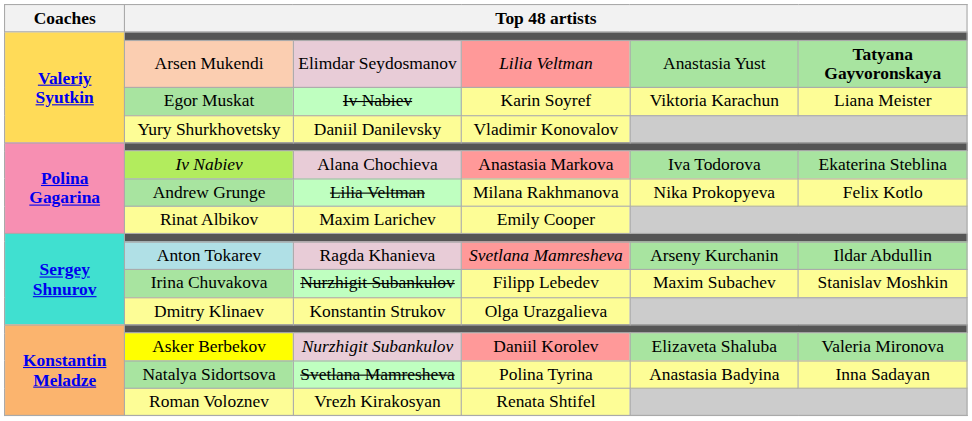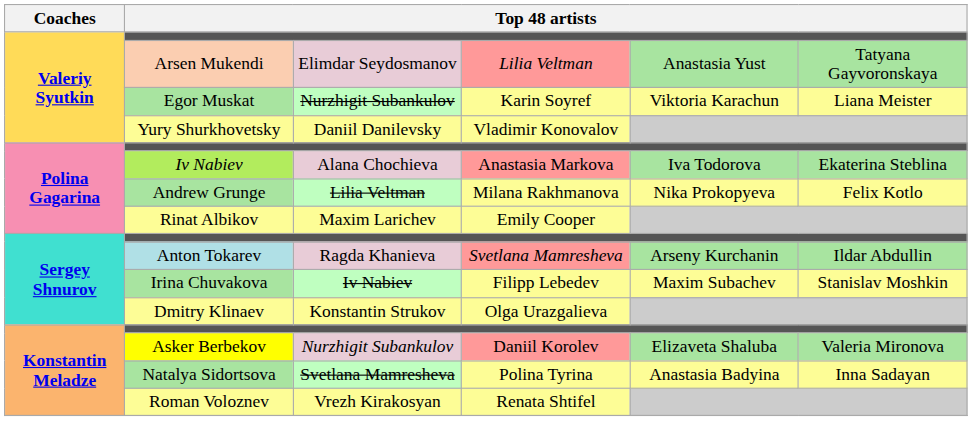(883, 63) bold -> (883, 63) normal
(377, 101) Iv Nabiev -> (377, 101) Nurzhigit Subankulov
(377, 283) Nurzhigit Subankulov -> (377, 283) Iv Nabiev
